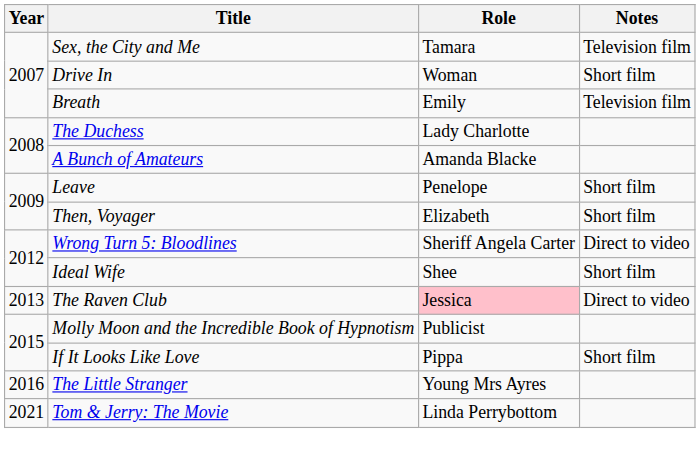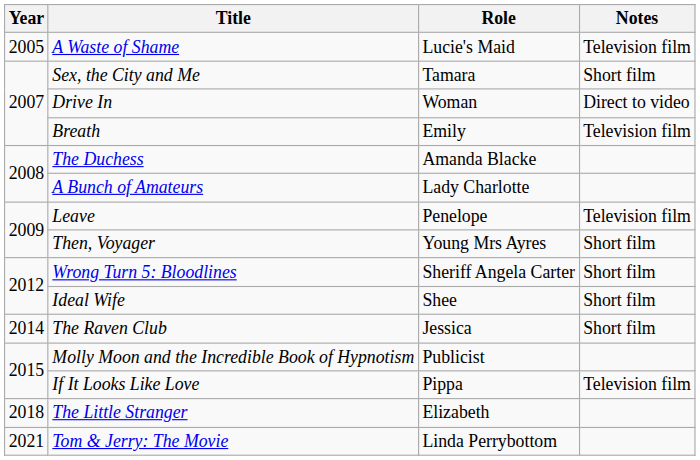+ row: (116, 46)
(637, 46) Television film -> (619, 74) Short film
(619, 74) Short film -> (636, 103) Direct to video
(476, 131) Lady Charlotte -> (479, 159) Amanda Blacke
(479, 159) Amanda Blacke -> (476, 187) Lady Charlotte
(619, 187) Short film -> (637, 215) Television film
(456, 215) Elizabeth -> (484, 243) Young Mrs Ayres
(636, 243) Direct to video -> (619, 272) Short film
(26, 300) 2013 -> (26, 328) 2014
(447, 300) pink background -> (447, 328) no background
(636, 300) Direct to video -> (619, 328) Short film
(619, 356) Short film -> (637, 384) Television film
(26, 384) 2016 -> (26, 412) 2018
(484, 384) Young Mrs Ayres -> (456, 412) Elizabeth
